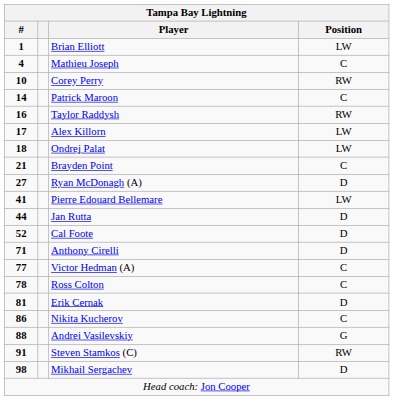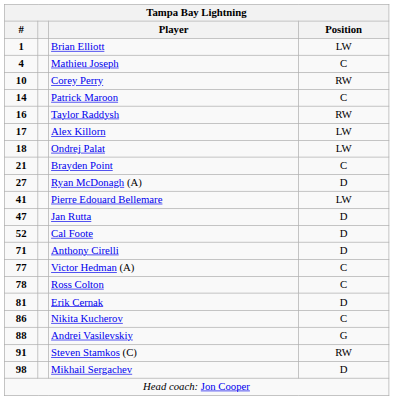(21, 217) 44 -> (21, 217) 47
